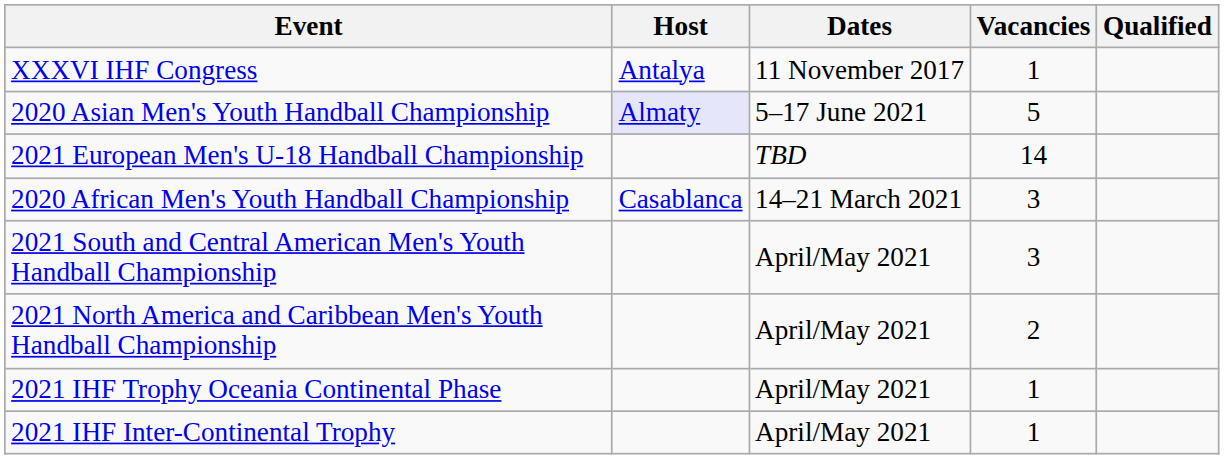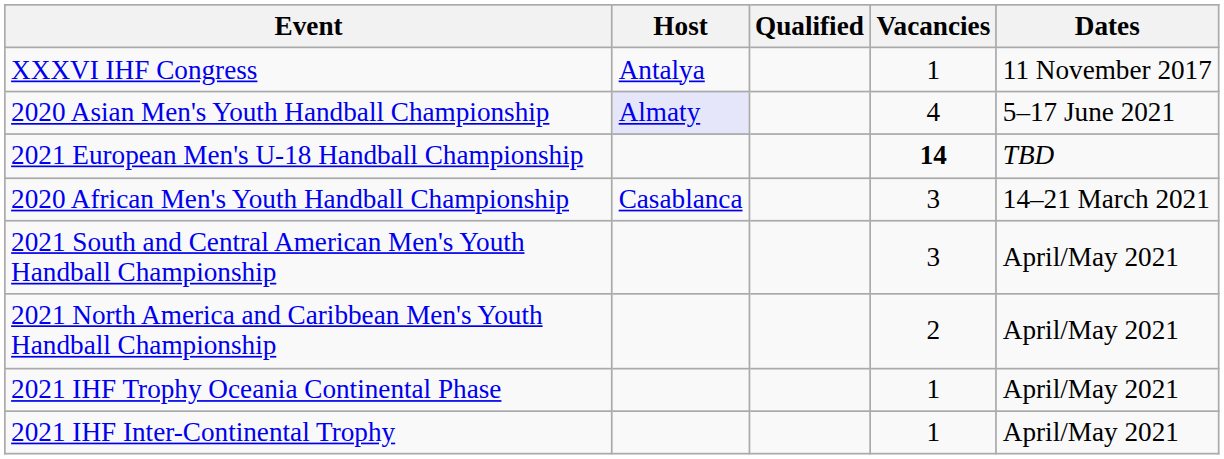columns swapped: (860, 26) <-> (1157, 26)
(1034, 112) 5 -> (933, 112) 4
(1034, 155) normal -> (933, 155) bold
